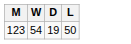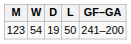+ column: (103, 13)
